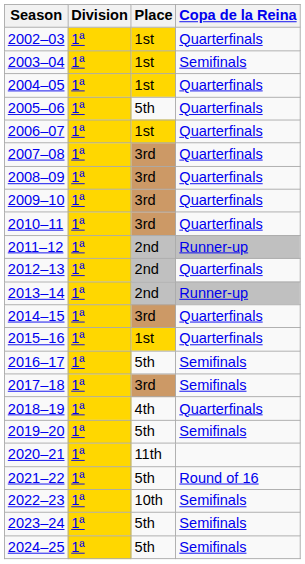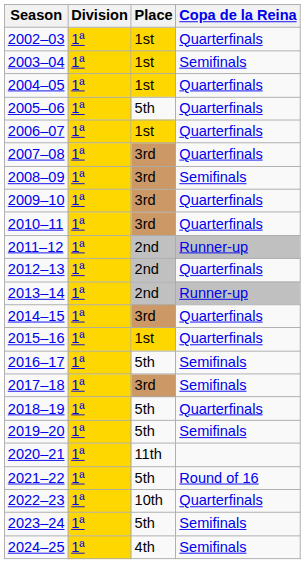(221, 177) Quarterfinals -> (213, 177) Semifinals
(145, 408) 4th -> (145, 408) 5th
(213, 500) Semifinals -> (221, 500) Quarterfinals
(145, 547) 5th -> (145, 547) 4th
